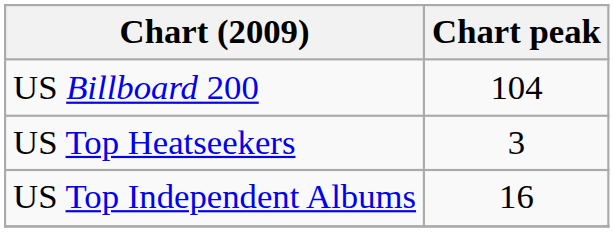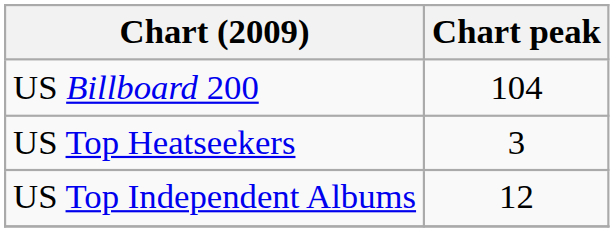(516, 197) 16 -> (516, 197) 12
